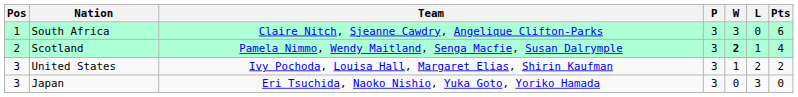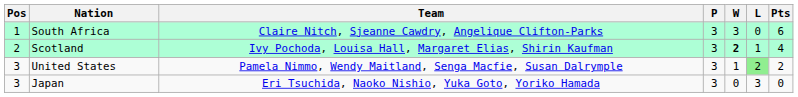(431, 48) Pamela Nimmo, Wendy Maitland, Senga Macfie, Susan Dalrymple -> (431, 48) Ivy Pochoda, Louisa Hall, Margaret Elias, Shirin Kaufman
(431, 66) Ivy Pochoda, Louisa Hall, Margaret Elias, Shirin Kaufman -> (431, 66) Pamela Nimmo, Wendy Maitland, Senga Macfie, Susan Dalrymple
(758, 66) no background -> (758, 66) lightgreen background
